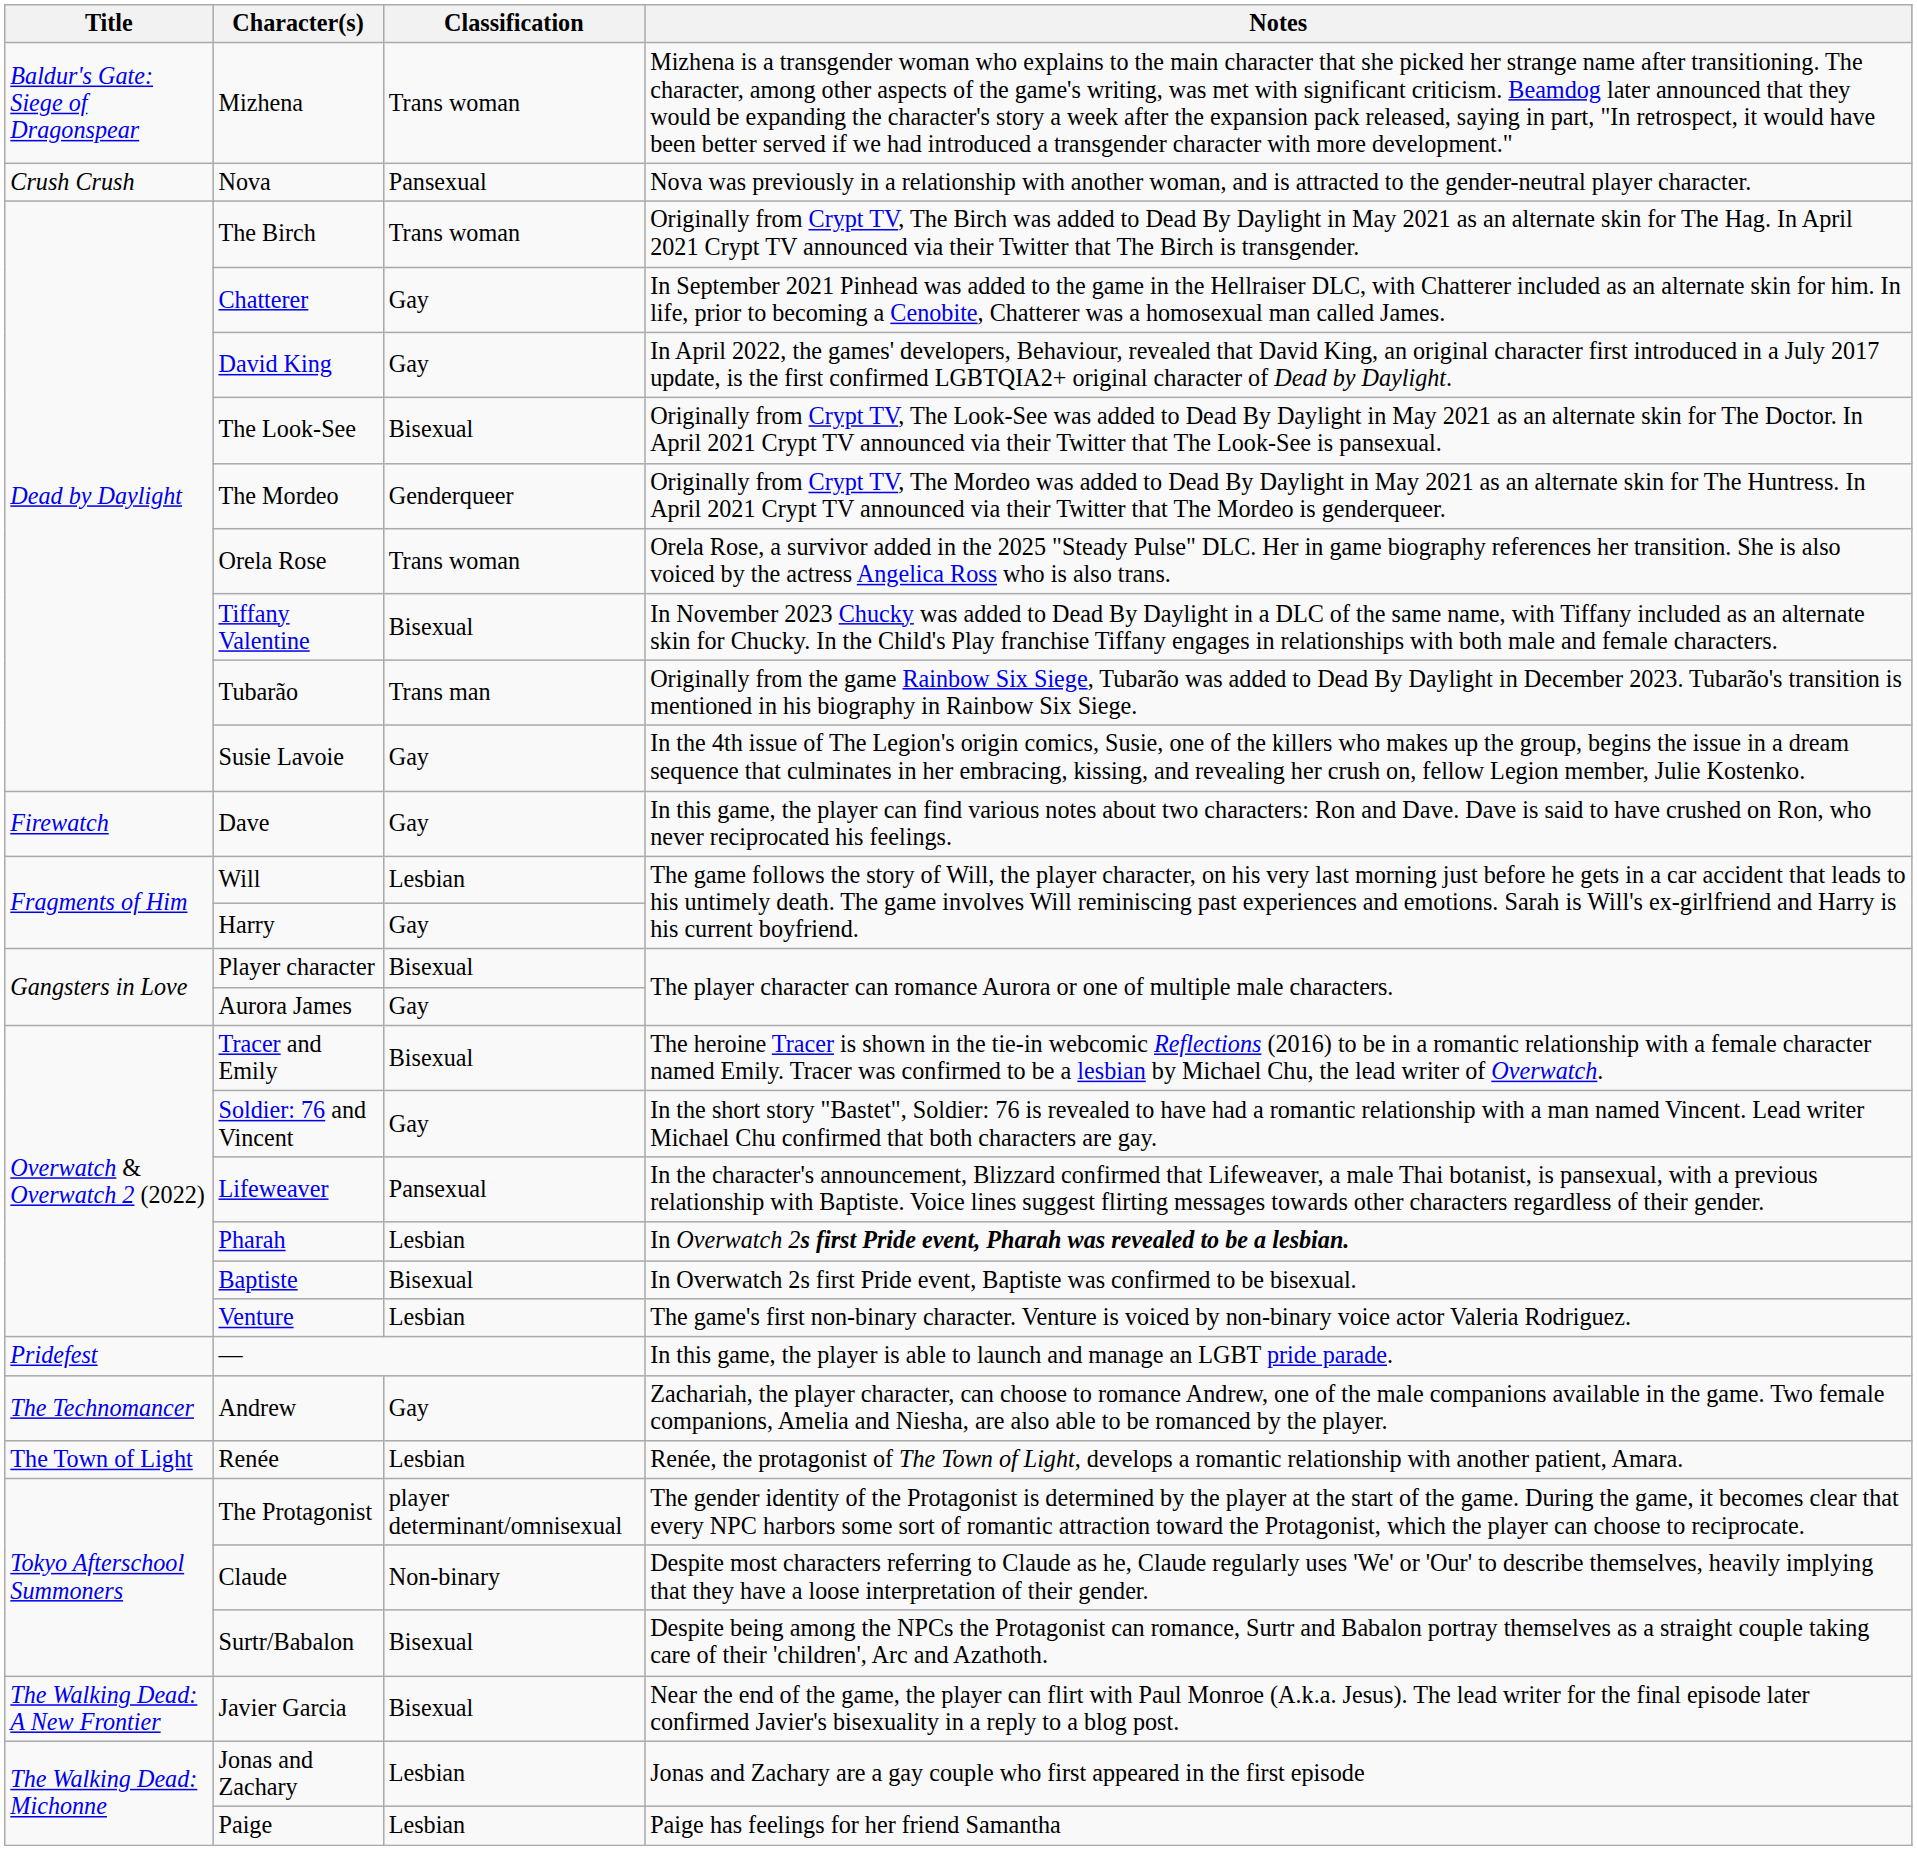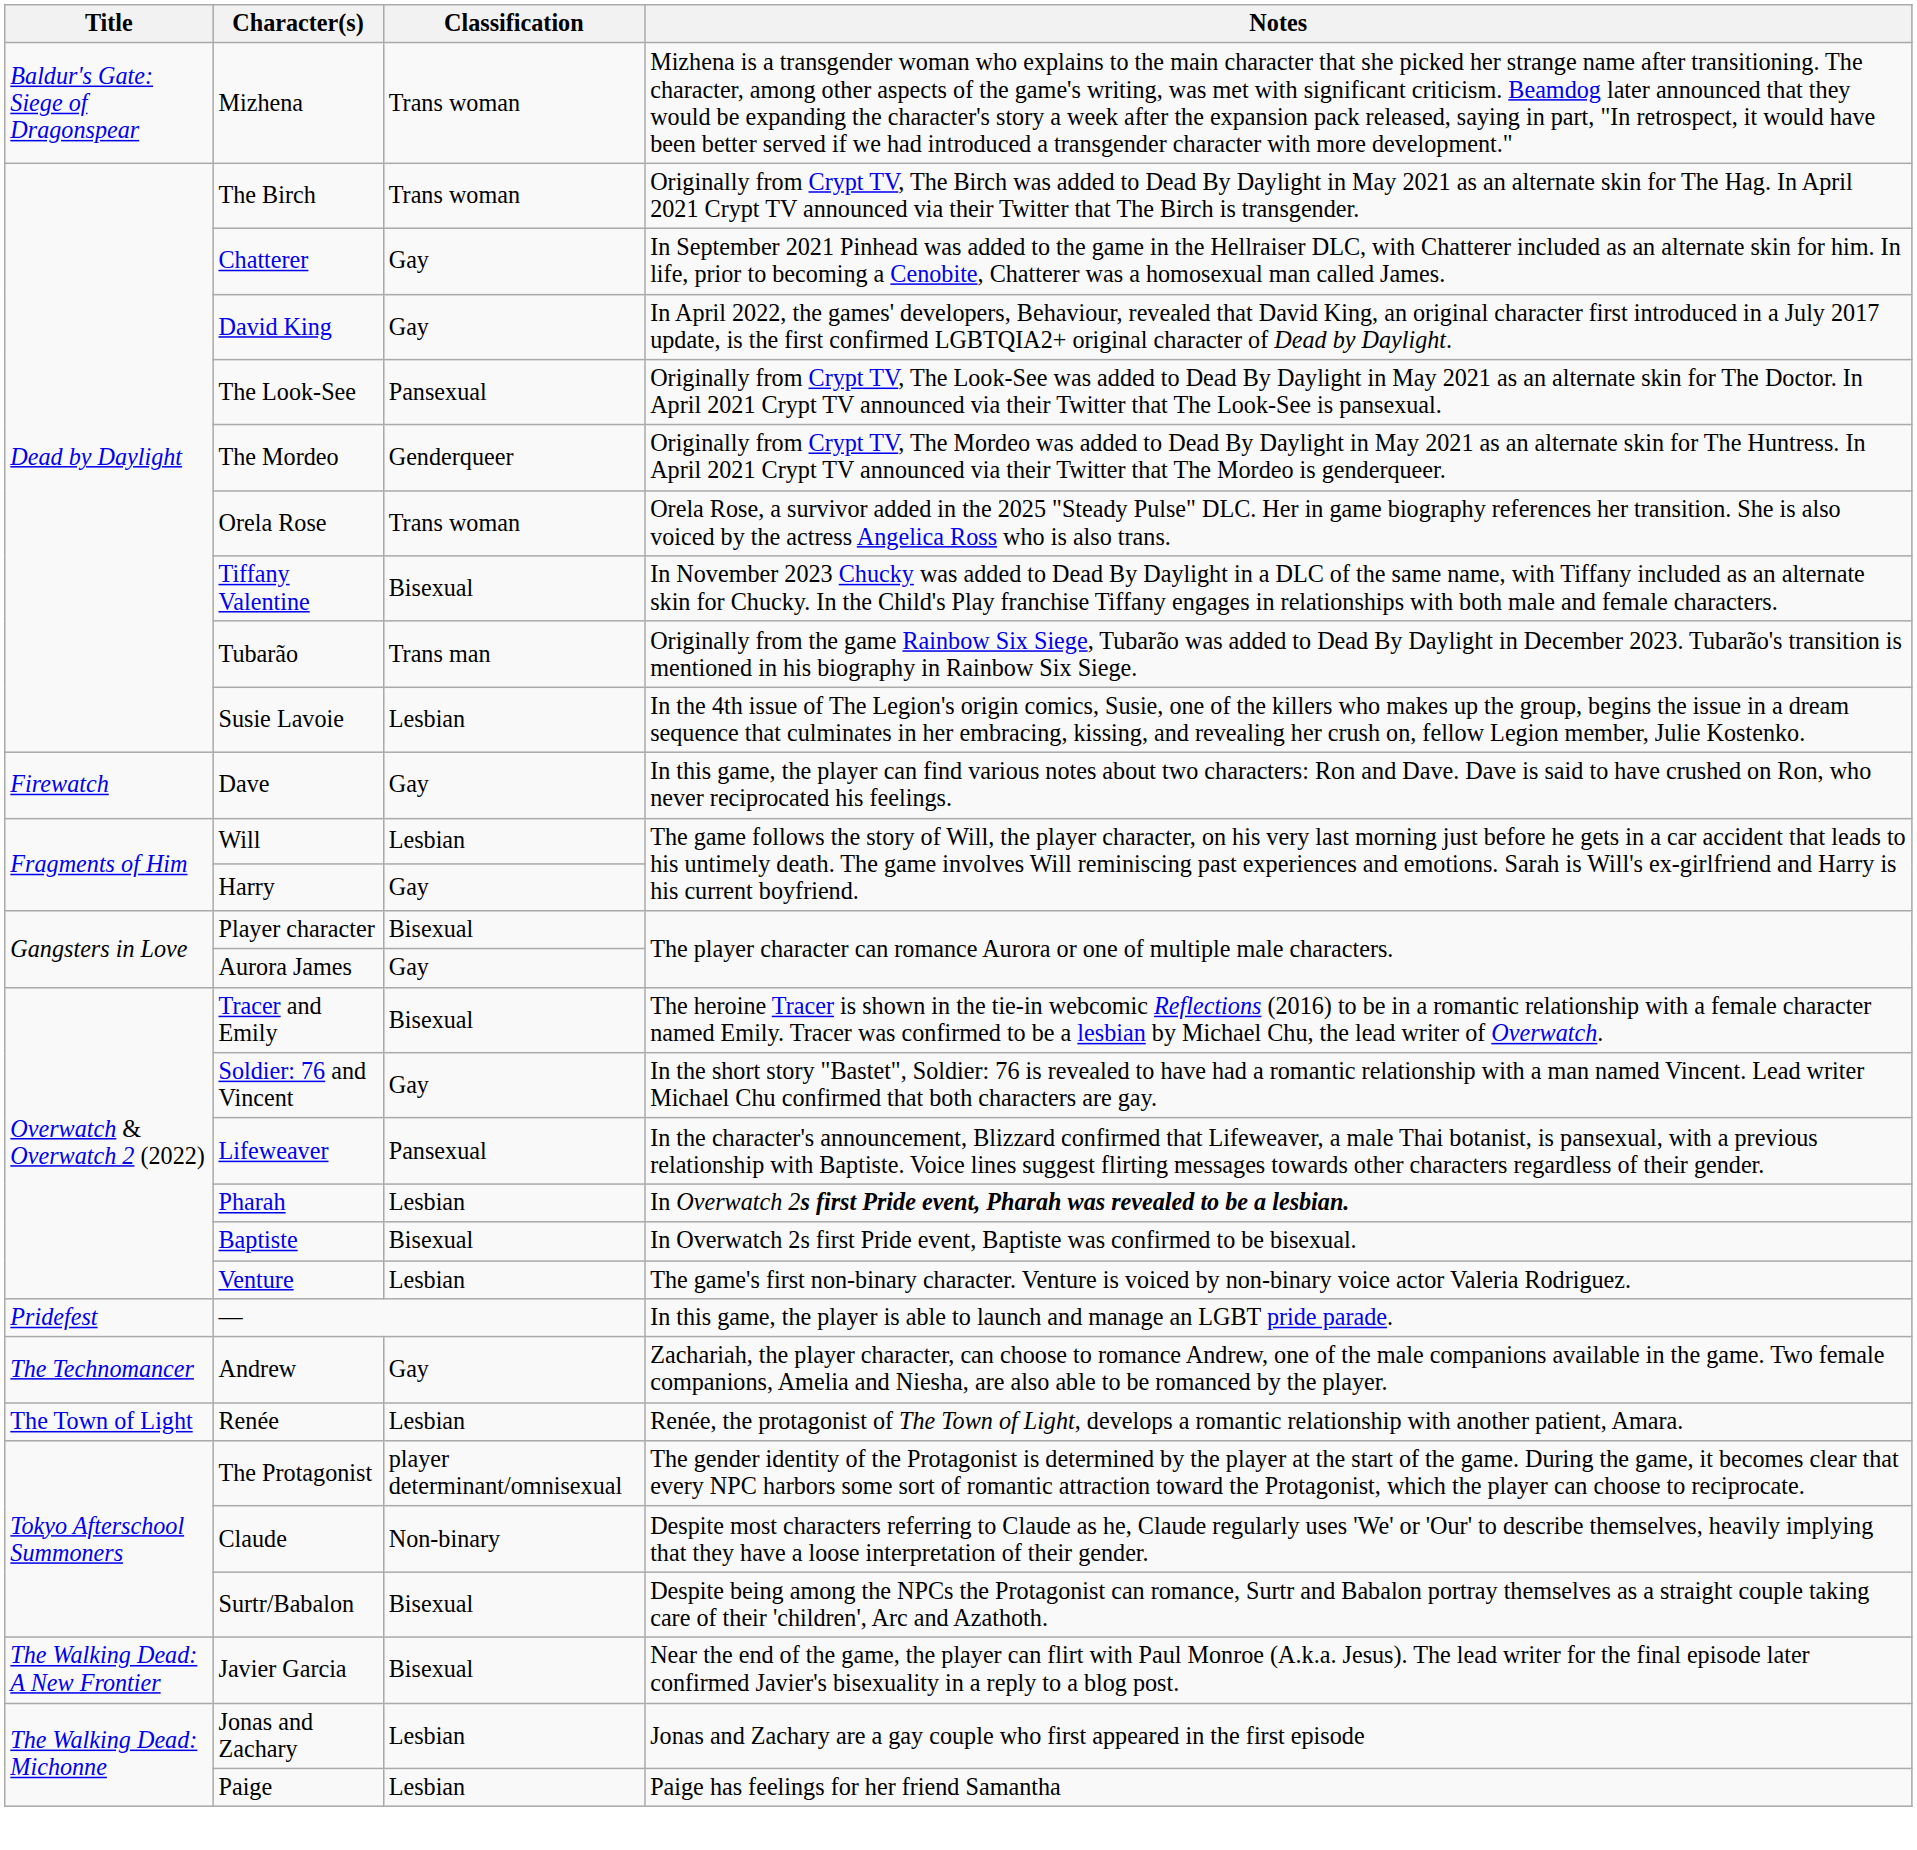- row: (245, 181)
(431, 430) Bisexual -> (438, 391) Pansexual
(409, 757) Gay -> (427, 719) Lesbian
